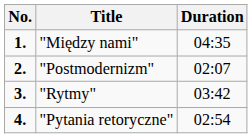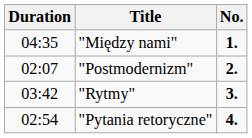columns swapped: (20, 17) <-> (212, 17)
